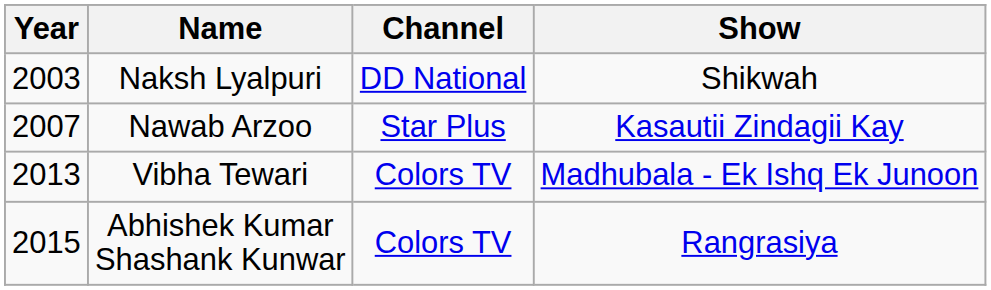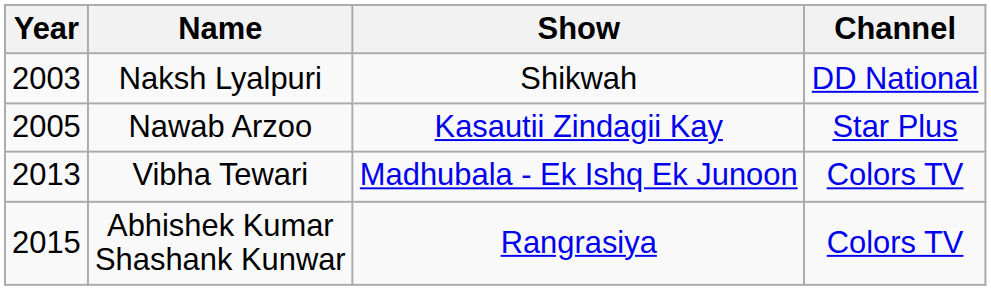columns swapped: (759, 28) <-> (443, 28)
(46, 126) 2007 -> (46, 126) 2005
